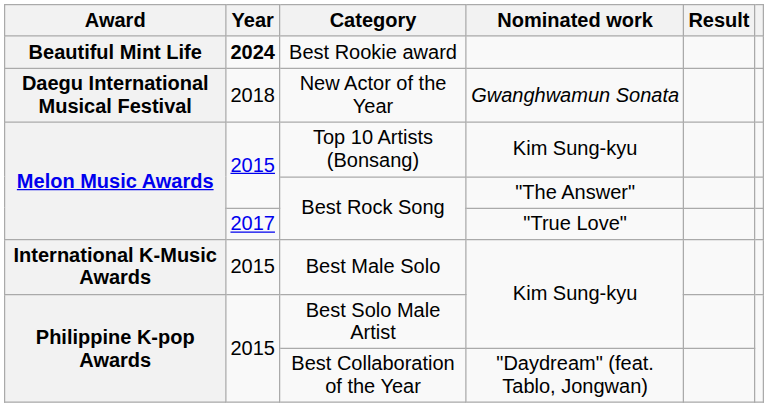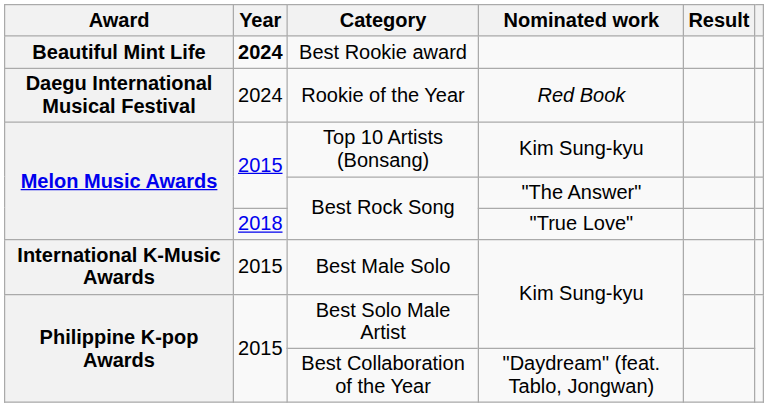+ row: (383, 95)
- row: (373, 95)
(253, 223) 2017 -> (260, 223) 2018
